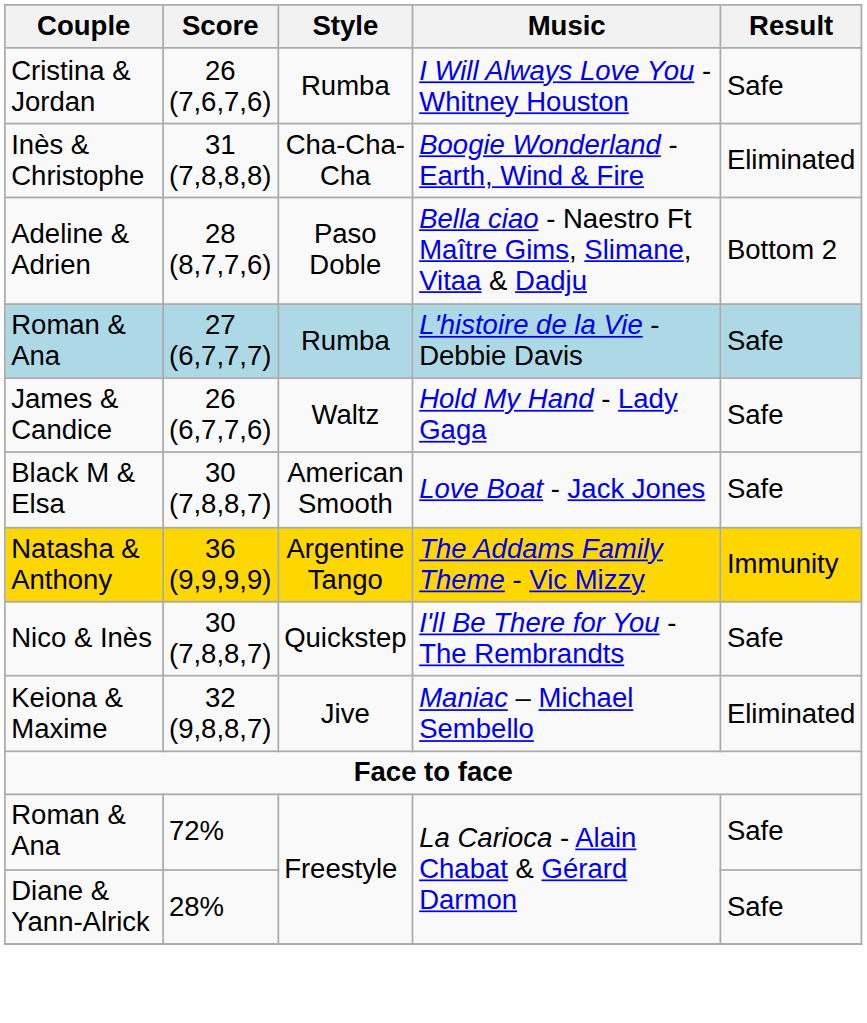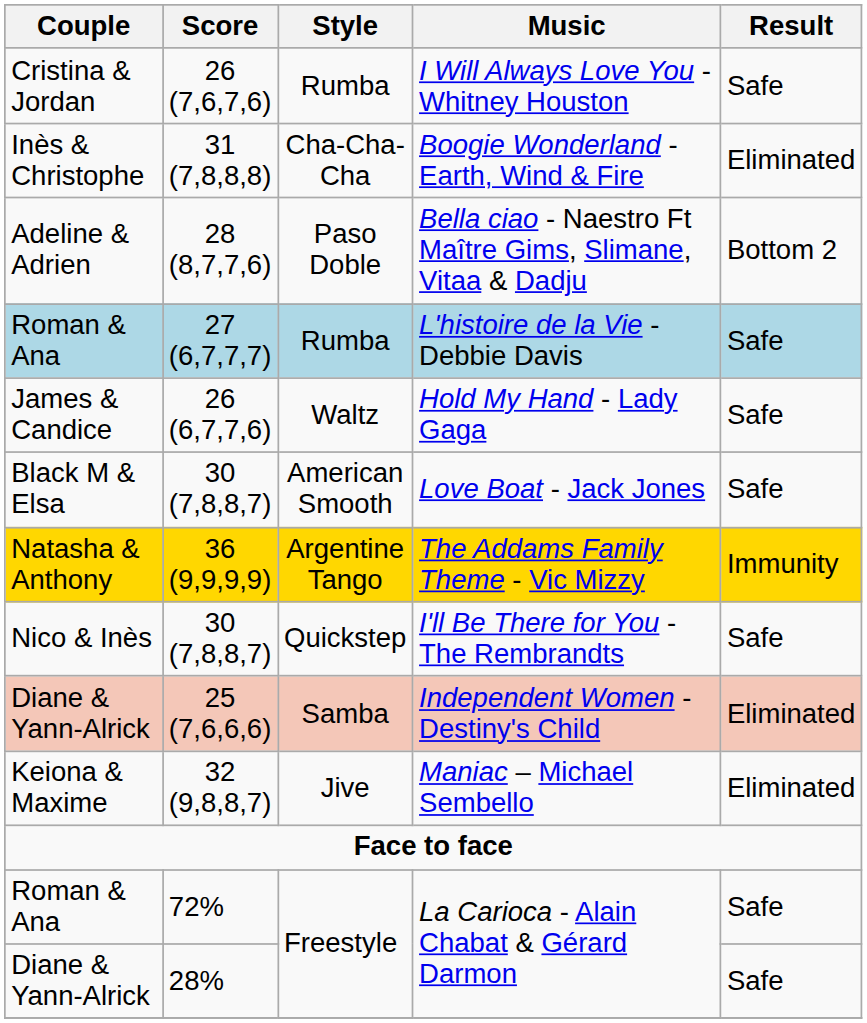+ row: (220, 713)
